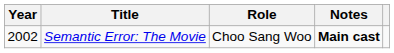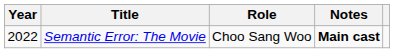(23, 36) 2002 -> (23, 36) 2022
